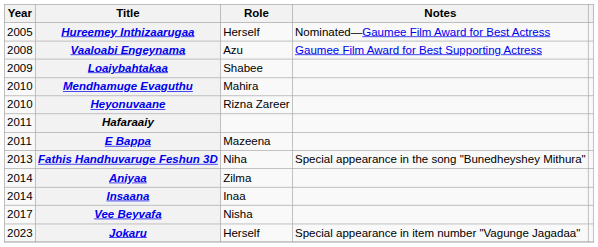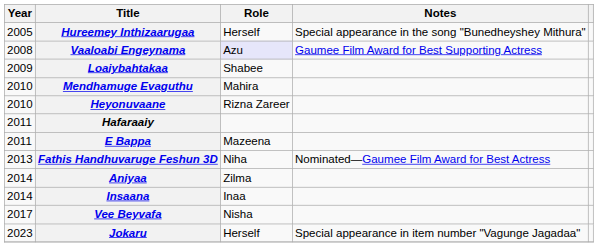(423, 31) Nominated—Gaumee Film Award for Best Actress -> (440, 31) Special appearance in the song "Bunedheyshey Mithura"
(233, 50) no background -> (233, 50) lavender background
(440, 159) Special appearance in the song "Bunedheyshey Mithura" -> (423, 159) Nominated—Gaumee Film Award for Best Actress
